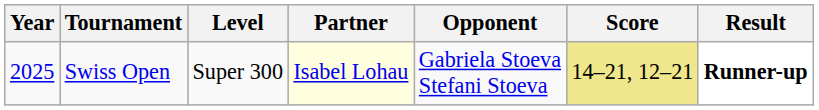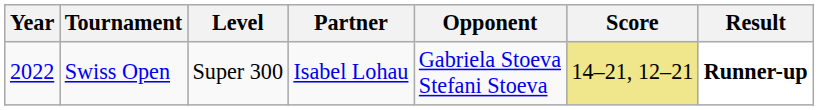(32, 72) 2025 -> (32, 72) 2022
(351, 72) lightyellow background -> (351, 72) no background
